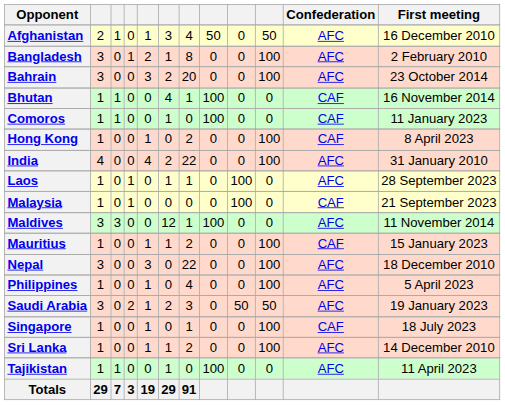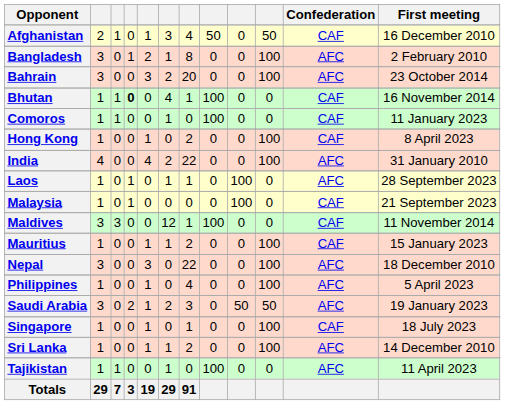(331, 35) AFC -> (331, 35) CAF
(131, 98) normal -> (131, 98) bold
(331, 222) AFC -> (331, 222) CAF
